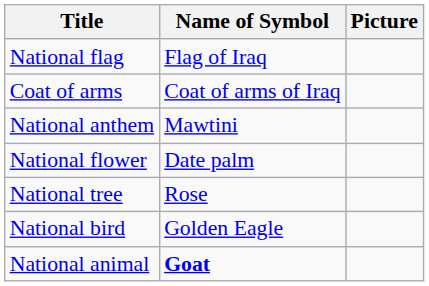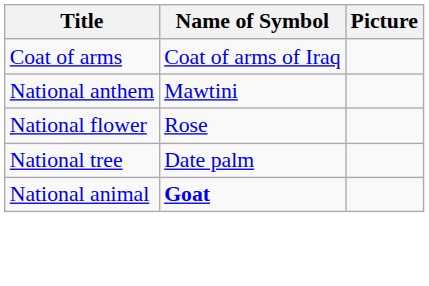- row: (67, 56)
(209, 159) Date palm -> (186, 125) Rose
(186, 194) Rose -> (209, 159) Date palm
- row: (67, 228)
